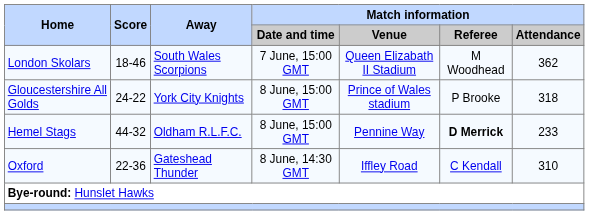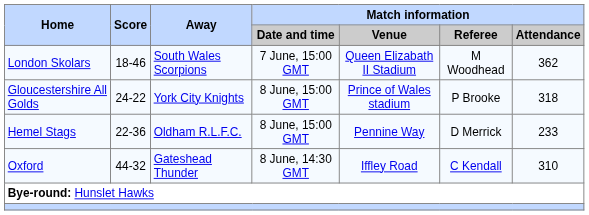(131, 131) 44-32 -> (131, 131) 22-36
(476, 131) bold -> (476, 131) normal
(131, 166) 22-36 -> (131, 166) 44-32
